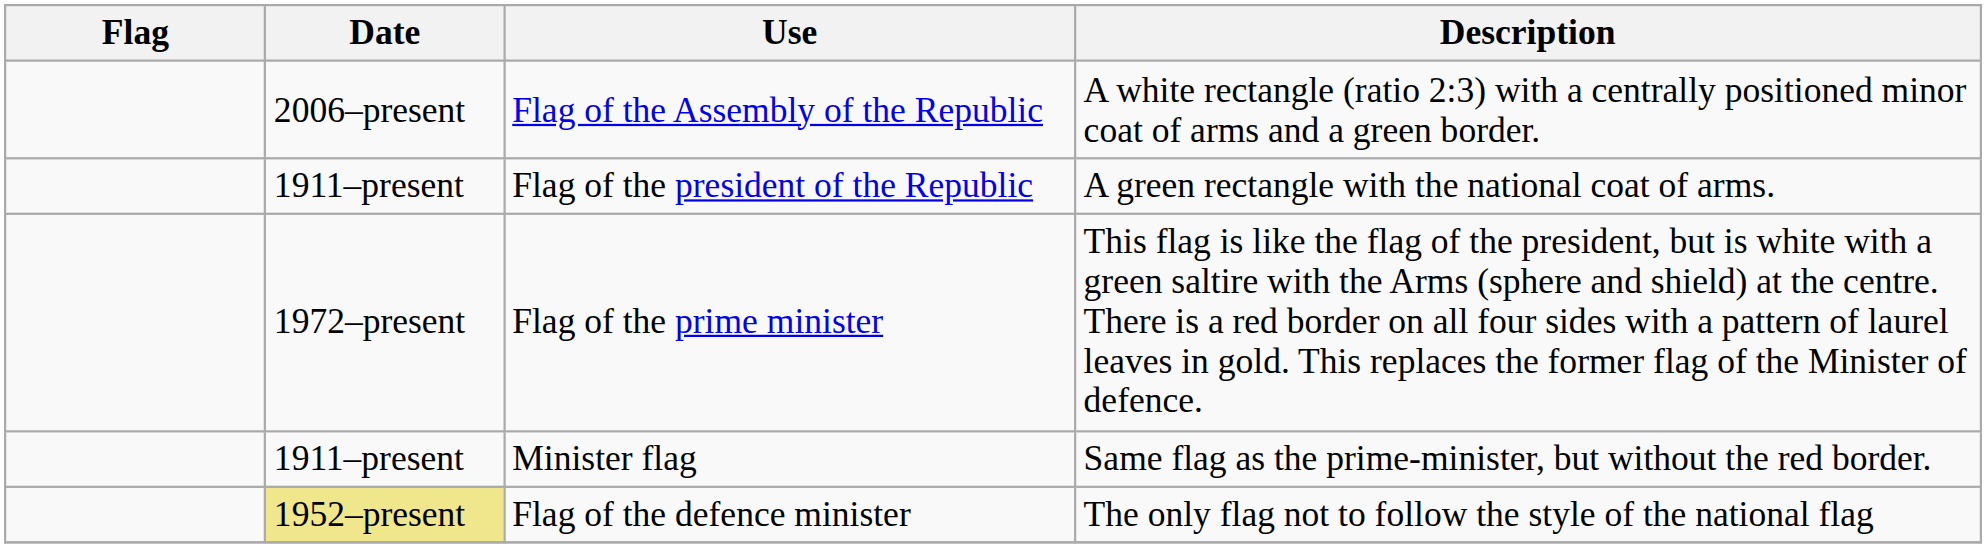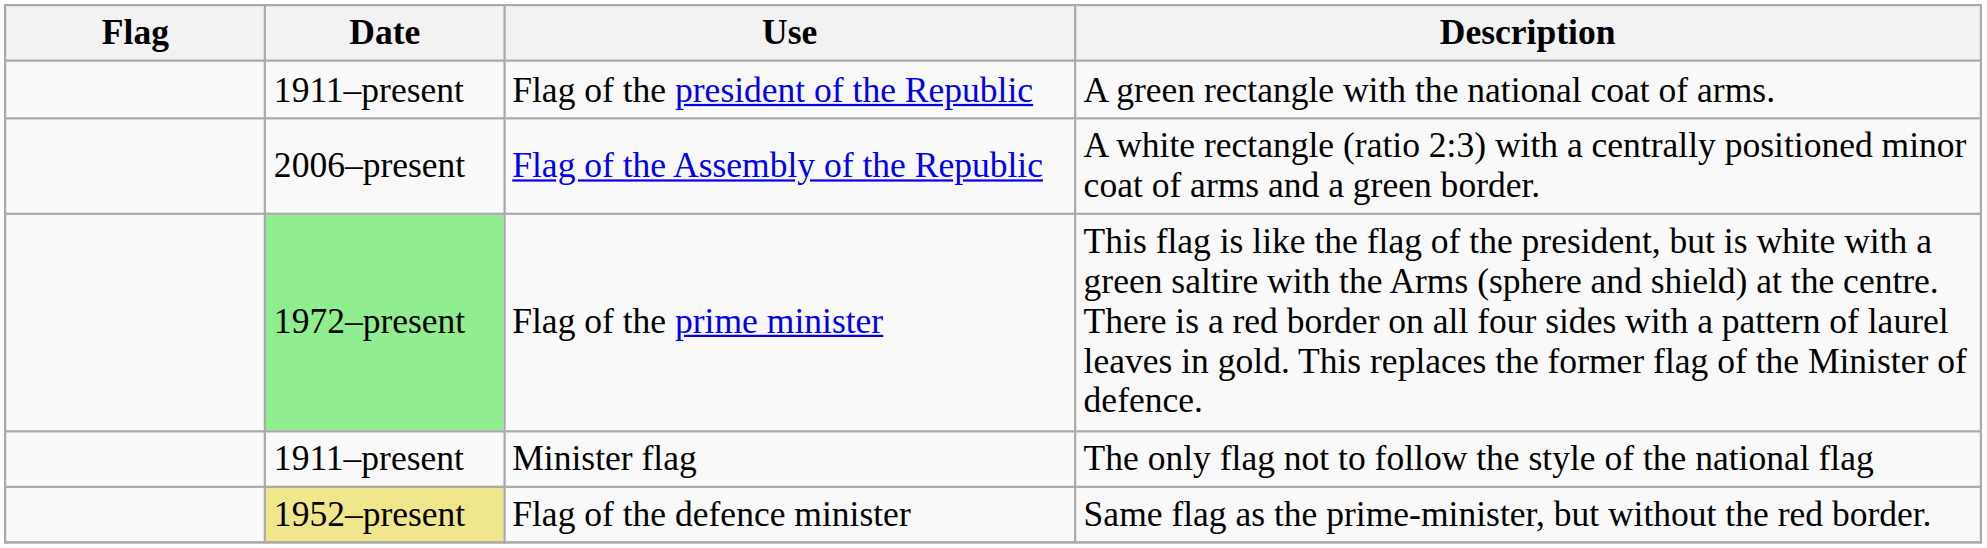rows swapped: (773, 185) <-> (778, 108)
(370, 321) no background -> (370, 321) lightgreen background
(1508, 457) Same flag as the prime-minister, but without the red border. -> (1479, 457) The only flag not to follow the style of the national flag
(1479, 514) The only flag not to follow the style of the national flag -> (1508, 514) Same flag as the prime-minister, but without the red border.
